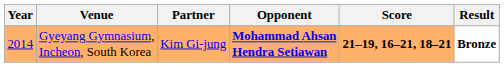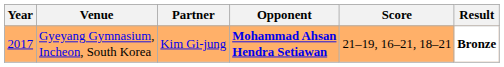(20, 44) 2014 -> (20, 44) 2017
(397, 44) bold -> (397, 44) normal
